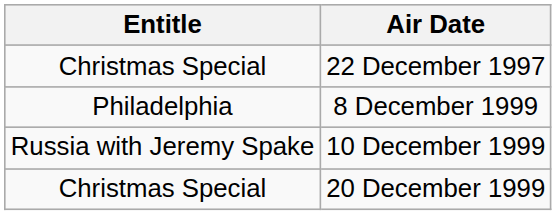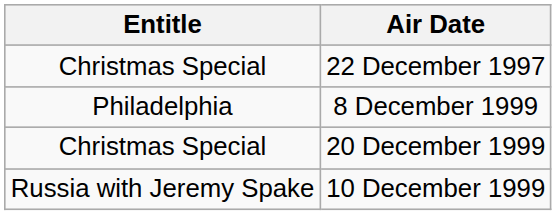rows swapped: (436, 147) <-> (436, 188)
